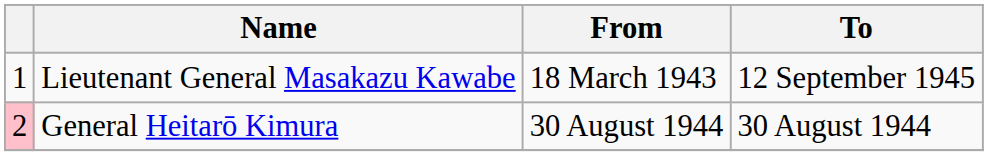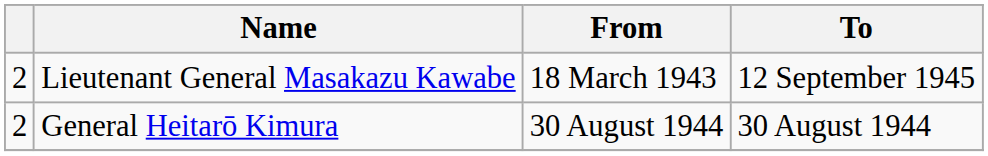(20, 77) 1 -> (20, 77) 2
(20, 125) pink background -> (20, 125) no background
